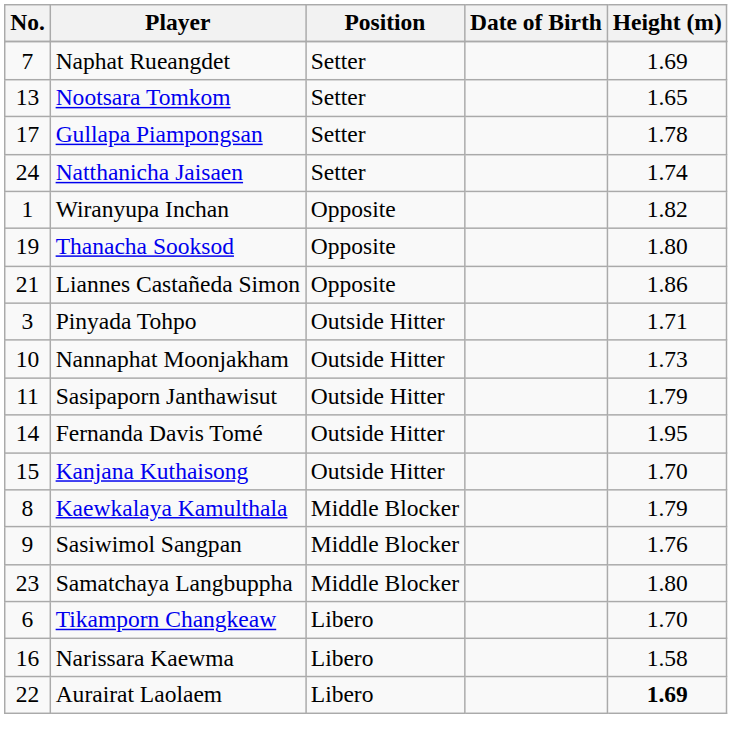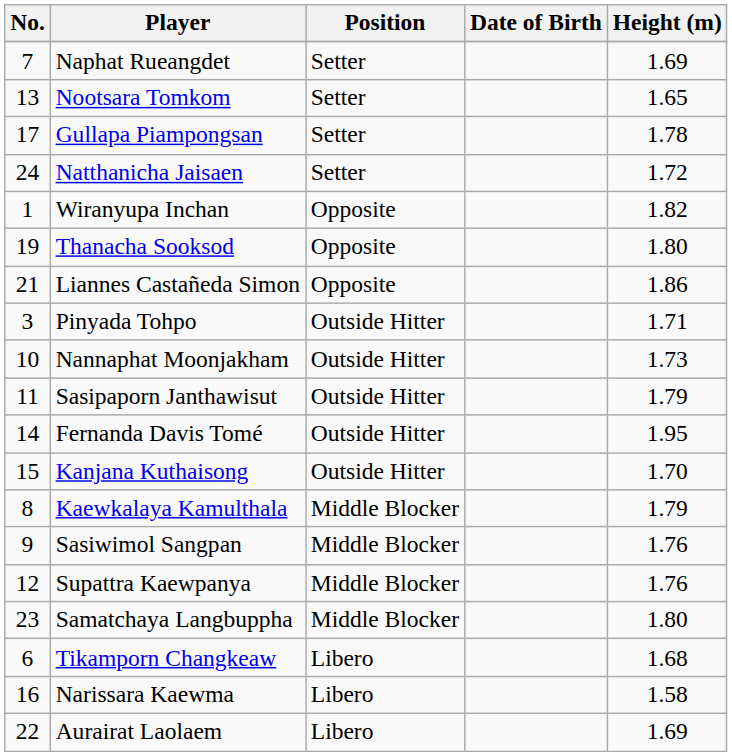(667, 172) 1.74 -> (667, 172) 1.72
+ row: (153, 582)
(667, 619) 1.70 -> (667, 657) 1.68
(667, 694) bold -> (667, 731) normal
